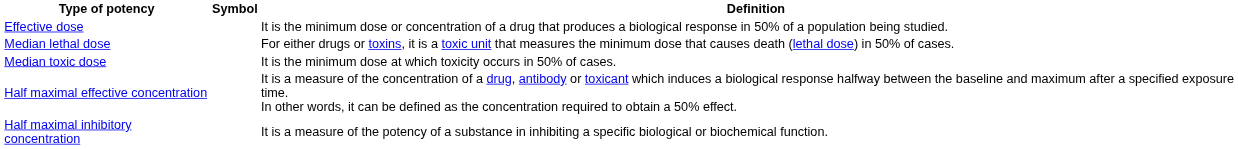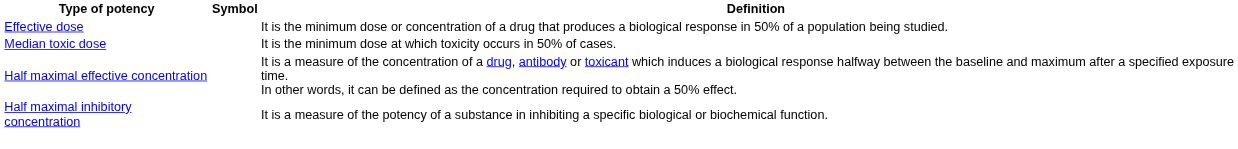- row: (57, 44)
